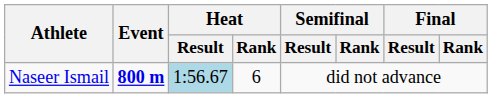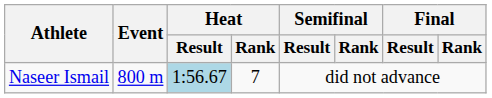(141, 78) bold -> (141, 78) normal
(256, 78) 6 -> (255, 78) 7
